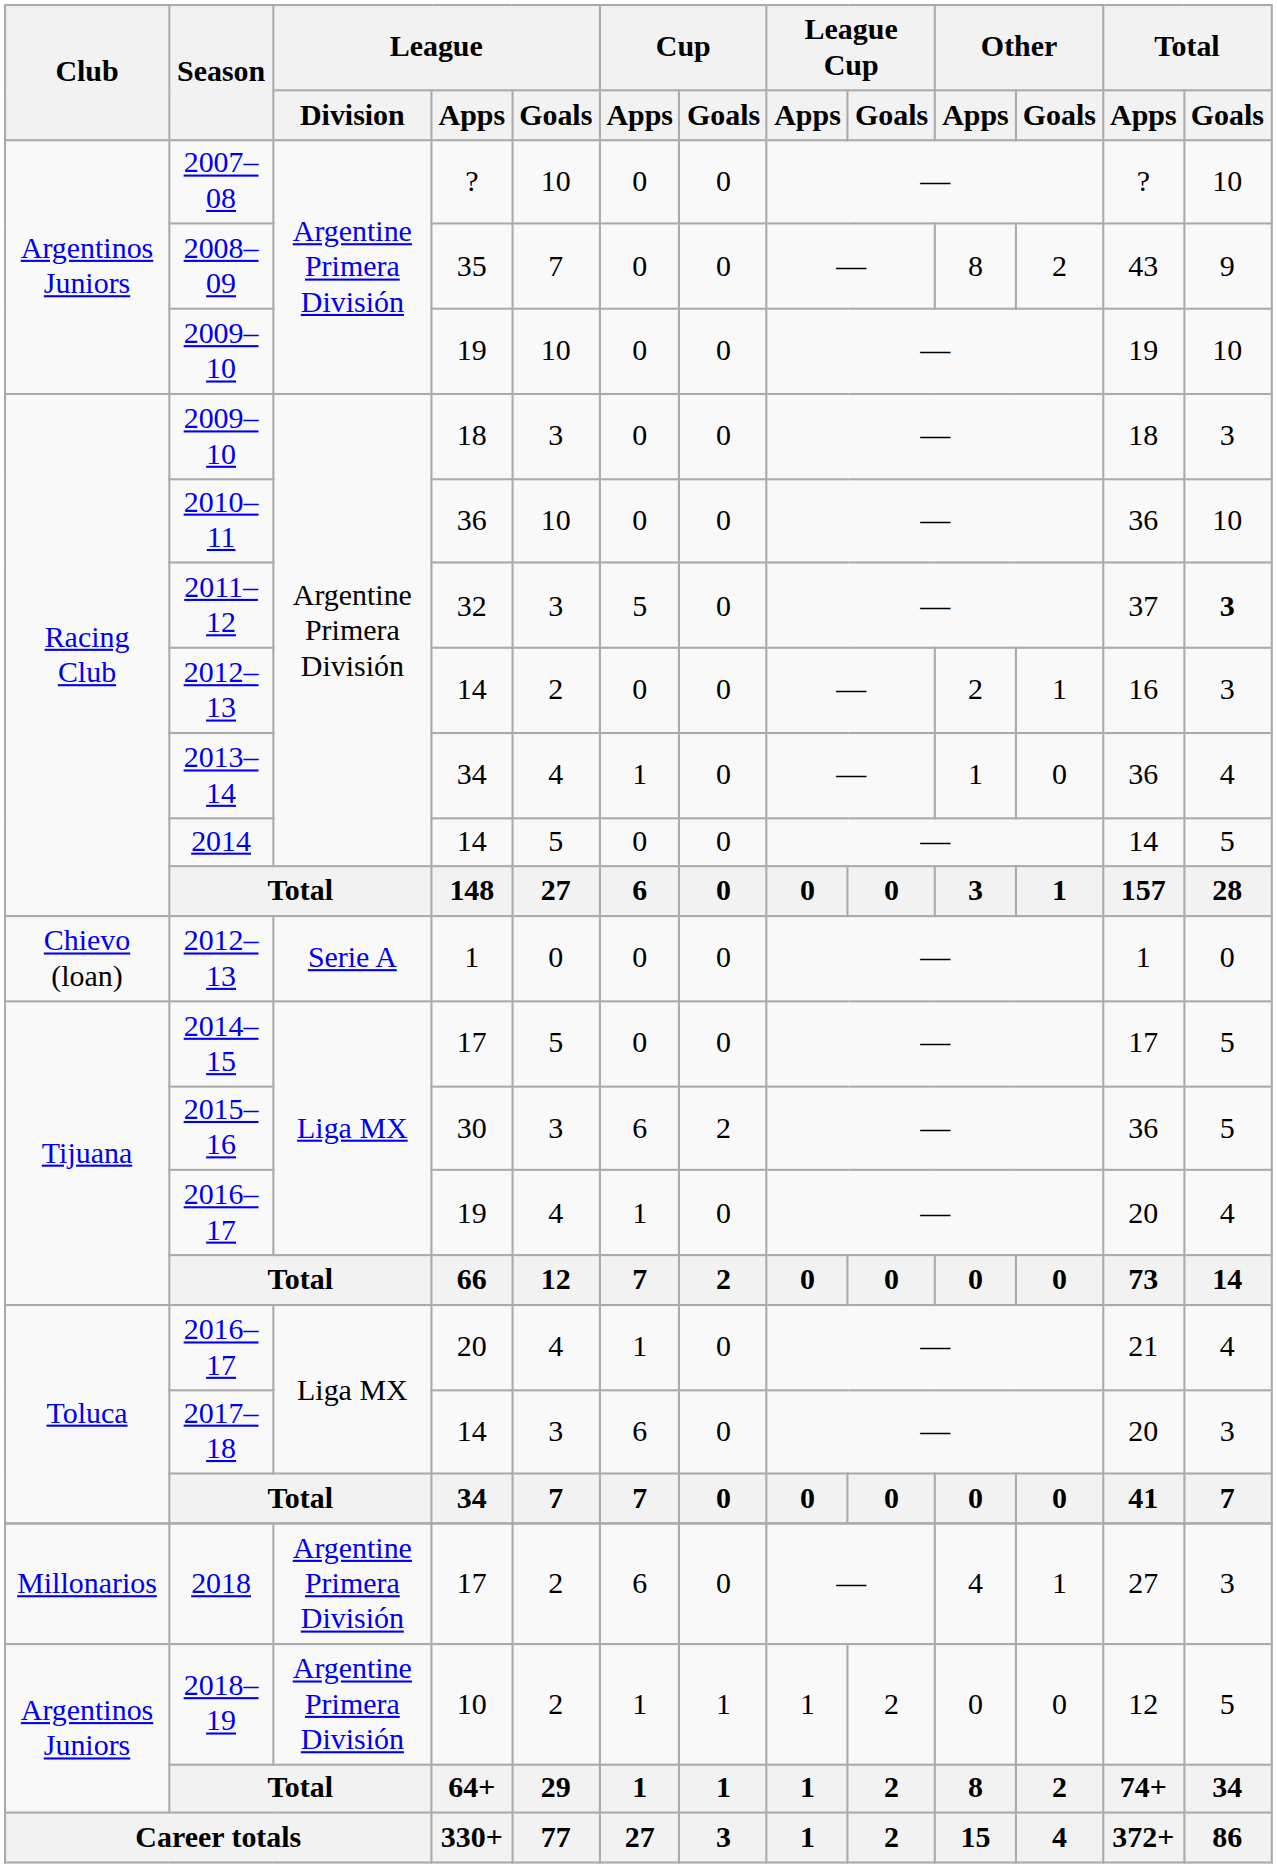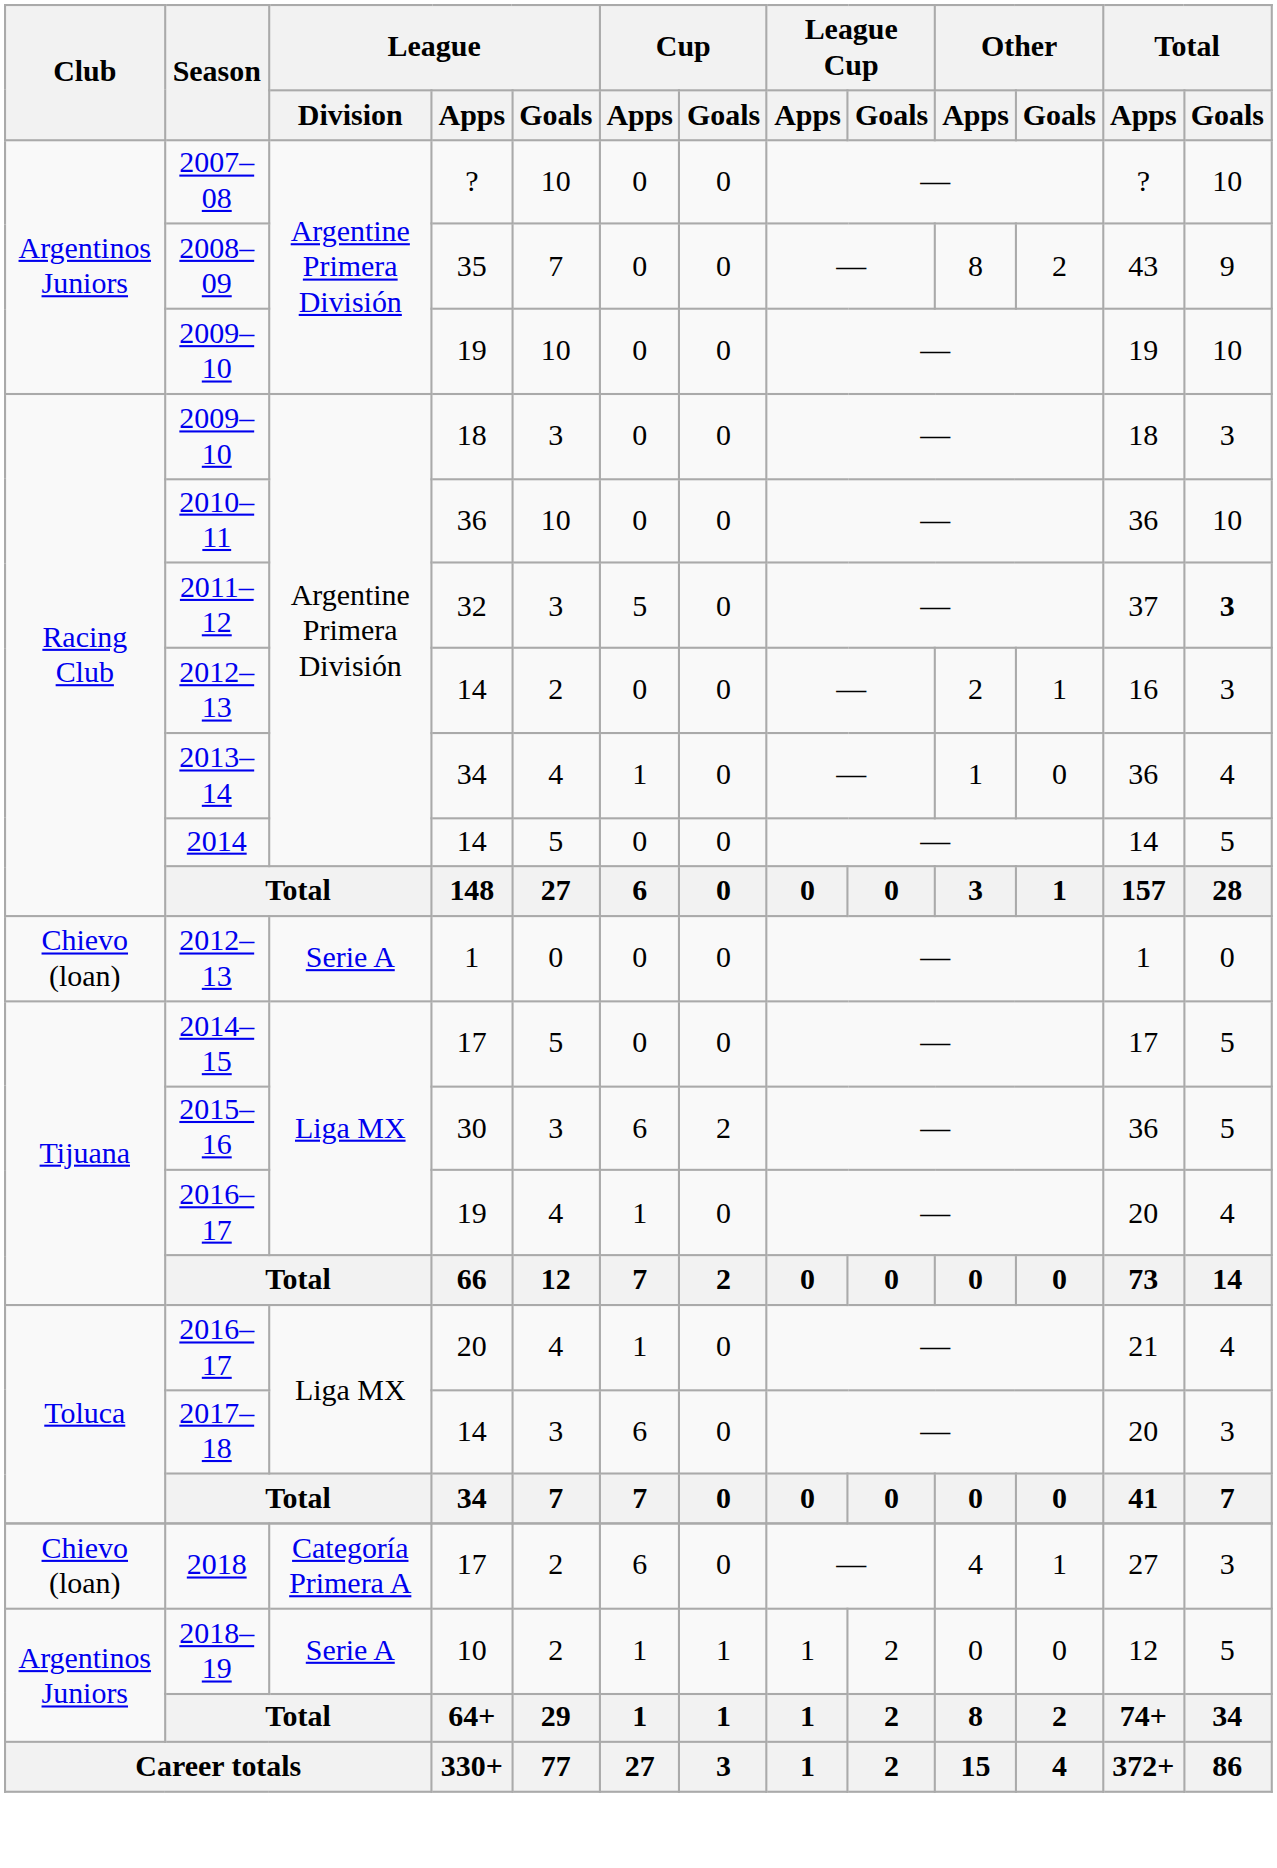(87, 1583) Millonarios -> (85, 1565) Chievo (loan)
(352, 1583) Argentine Primera División -> (350, 1565) Categoría Primera A
(352, 1703) Argentine Primera División -> (350, 1650) Serie A
